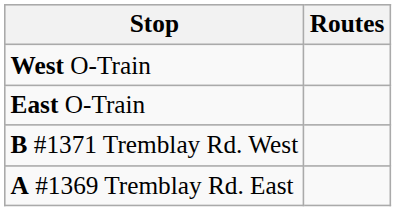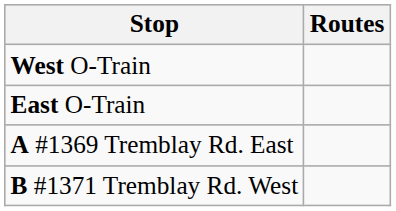rows swapped: (152, 184) <-> (154, 144)
